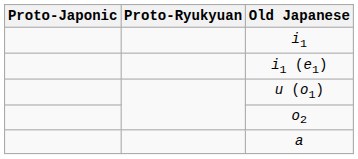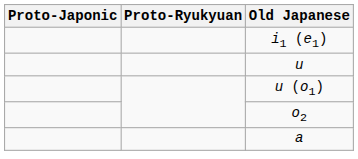- row: (299, 40)
+ row: (299, 65)
